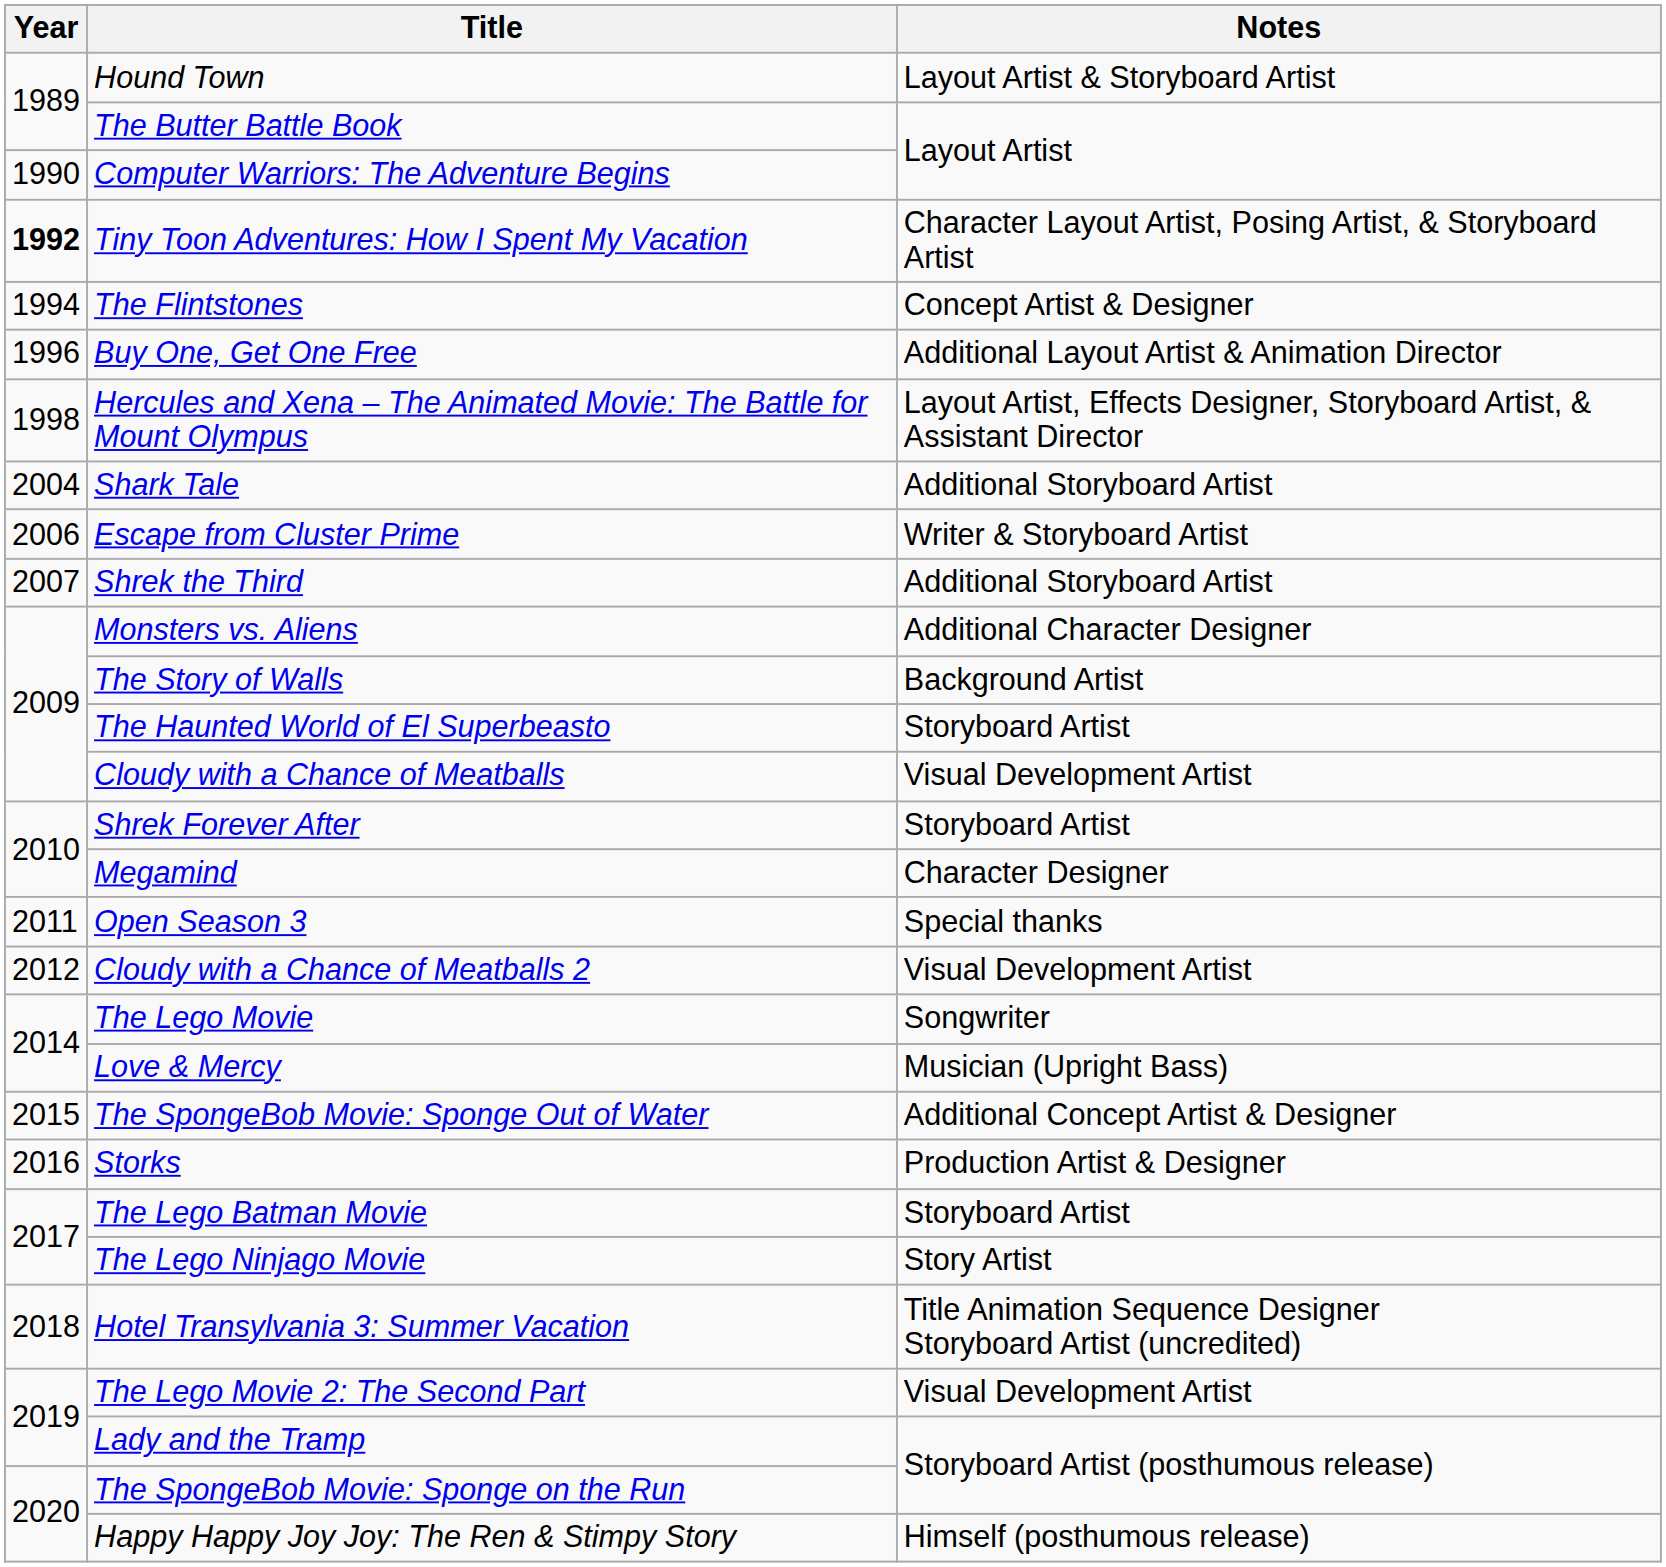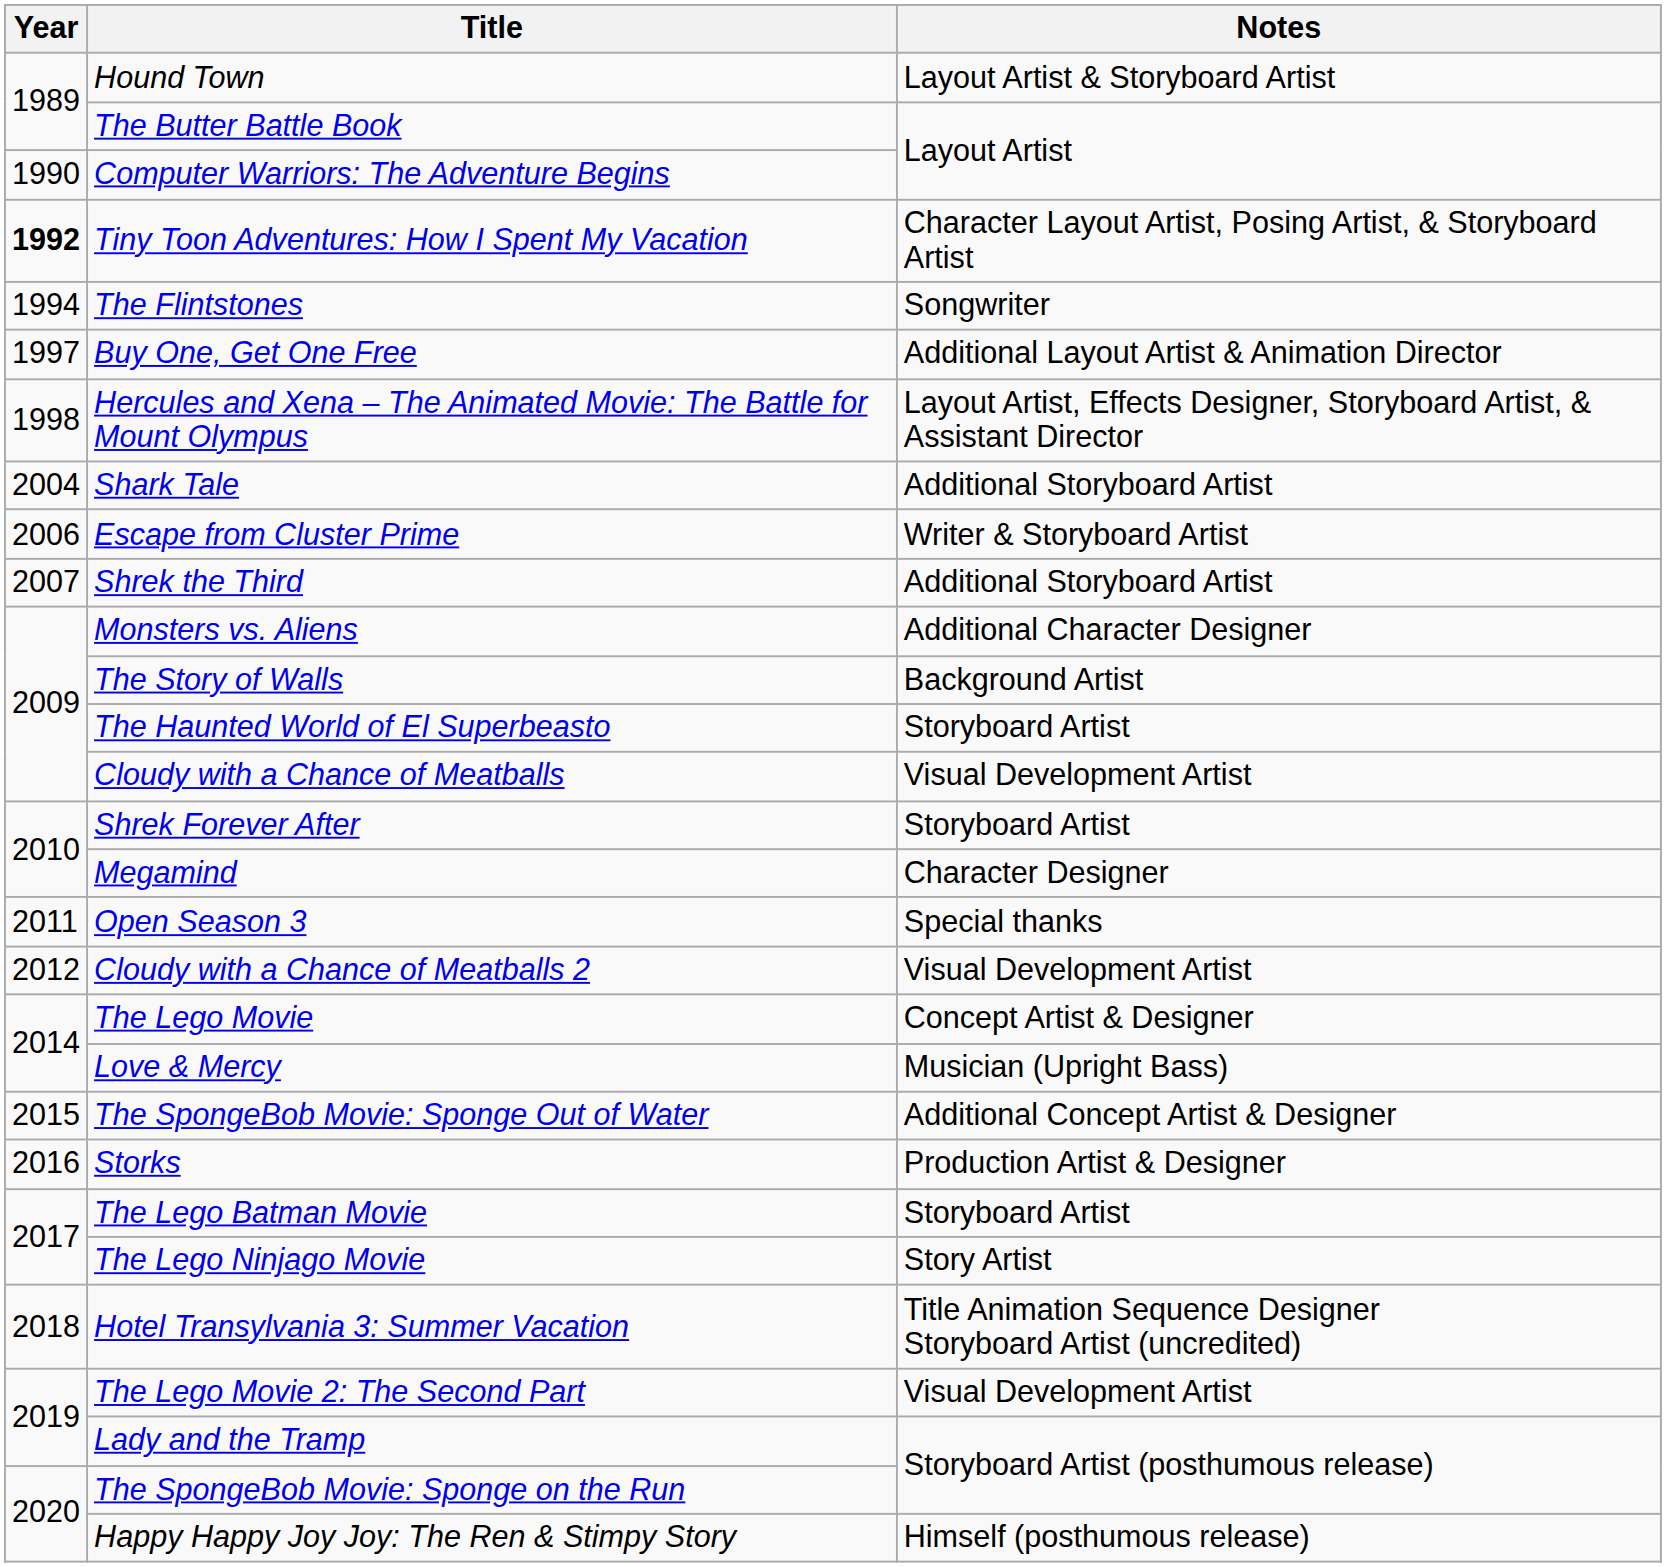(1079, 305) Concept Artist & Designer -> (977, 305) Songwriter
(46, 353) 1996 -> (46, 353) 1997
(977, 1018) Songwriter -> (1079, 1018) Concept Artist & Designer
